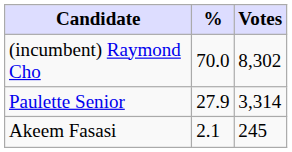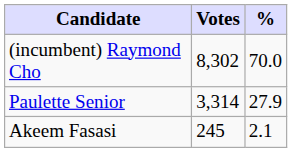columns swapped: (260, 19) <-> (213, 19)
